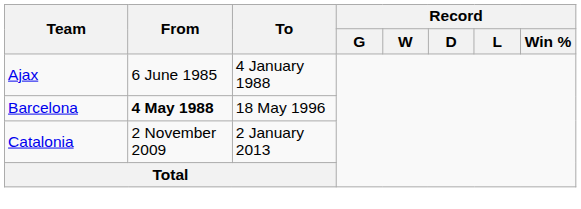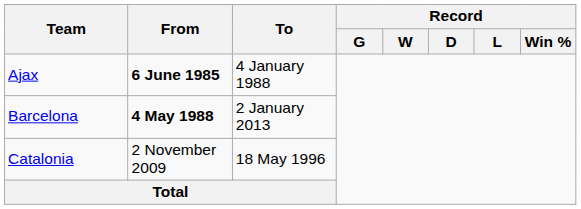(174, 74) normal -> (176, 74) bold
(281, 108) 18 May 1996 -> (270, 116) 2 January 2013
(270, 141) 2 January 2013 -> (281, 158) 18 May 1996
